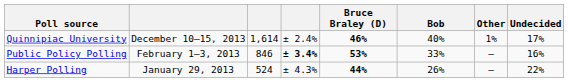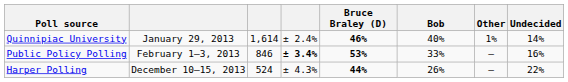(188, 39) December 10–15, 2013 -> (188, 39) January 29, 2013
(536, 39) 17% -> (536, 39) 14%
(188, 69) January 29, 2013 -> (188, 69) December 10–15, 2013
